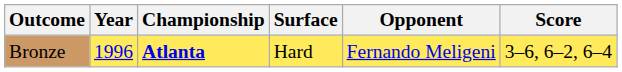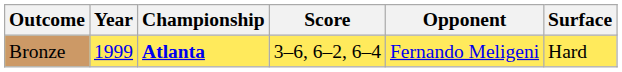columns swapped: (306, 19) <-> (558, 19)
(114, 50) 1996 -> (114, 50) 1999
